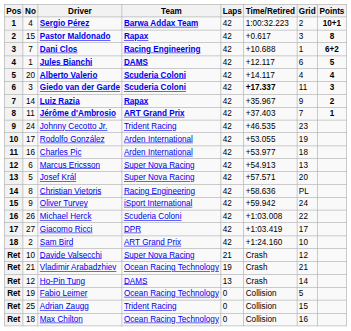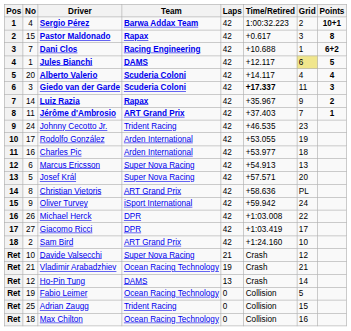(301, 62) no background -> (301, 62) khaki background
(159, 190) Racing Engineering -> (153, 190) ART Grand Prix
(153, 216) Scuderia Coloni -> (132, 216) DPR
